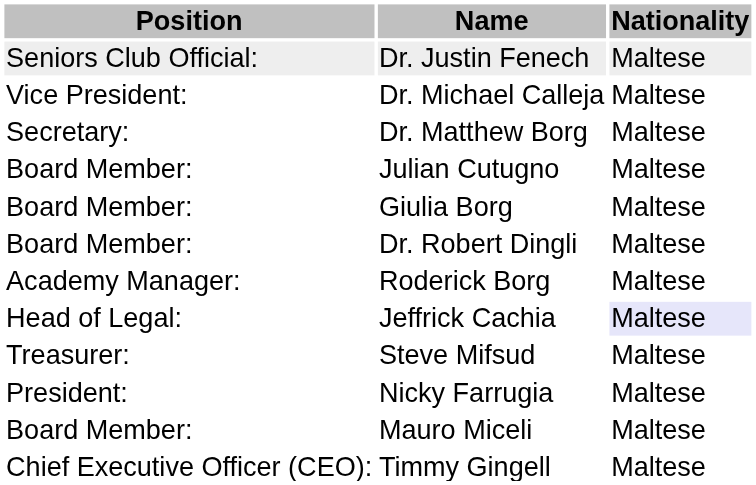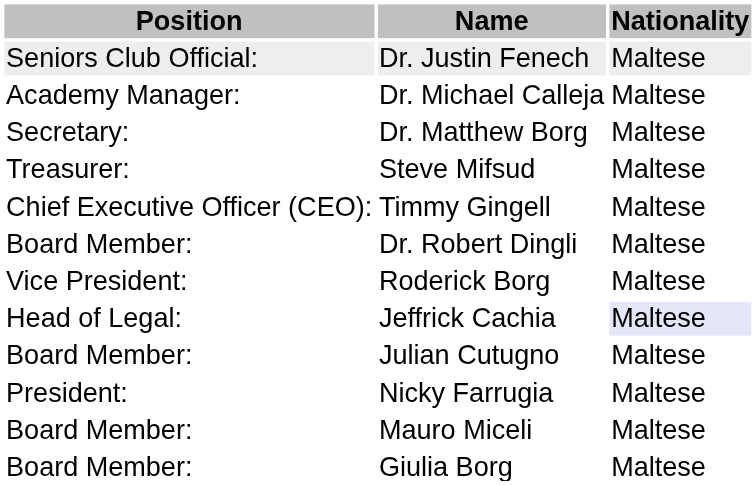(97, 95) Vice President: -> (123, 95) Academy Manager:
rows swapped: (457, 355) <-> (469, 169)
rows swapped: (465, 467) <-> (446, 206)
(123, 281) Academy Manager: -> (97, 281) Vice President:
